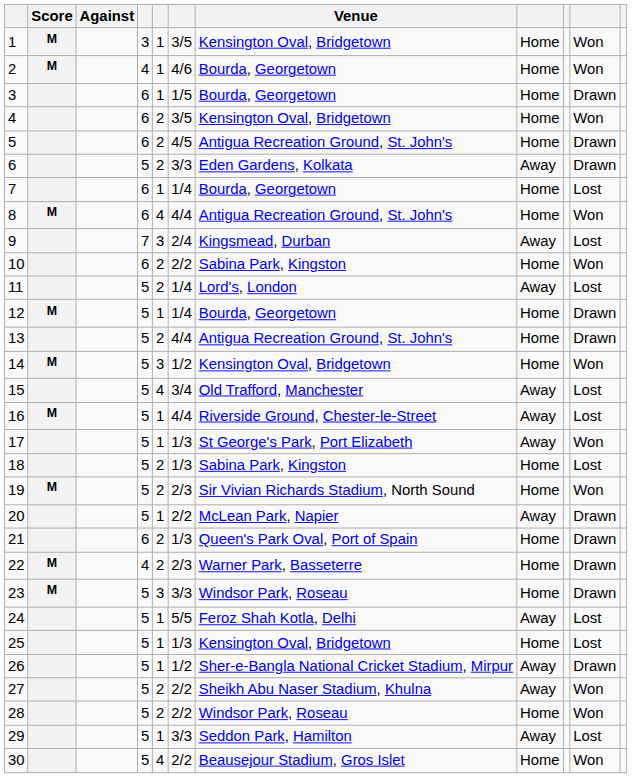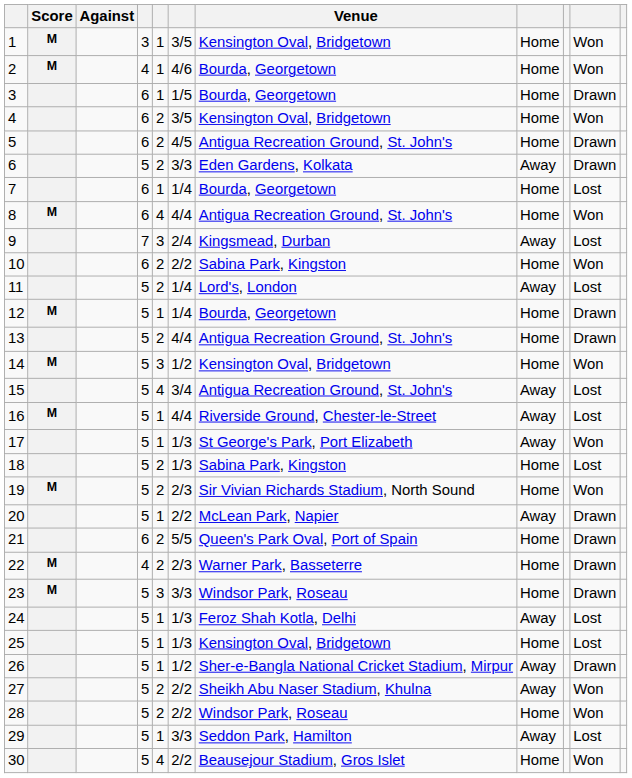(281, 390) Old Trafford, Manchester -> (326, 390) Antigua Recreation Ground, St. John's
(182, 540) 1/3 -> (182, 540) 5/5
(182, 618) 5/5 -> (182, 618) 1/3
